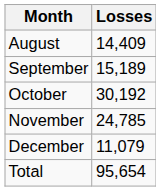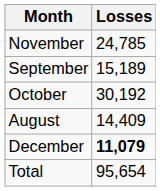rows swapped: (34, 43) <-> (46, 120)
(120, 146) normal -> (120, 146) bold
